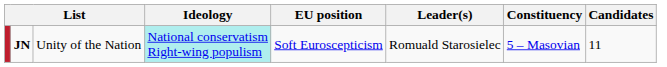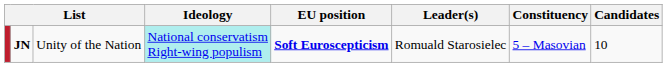(328, 44) normal -> (331, 44) bold
(595, 44) 11 -> (601, 44) 10
